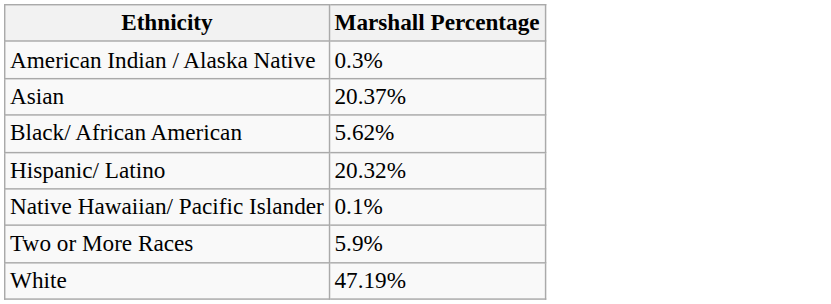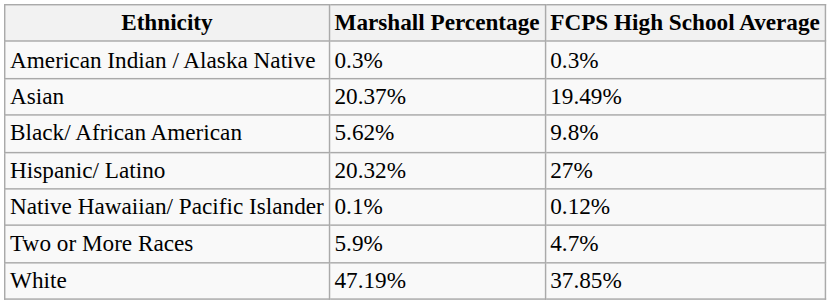+ column: (685, 22)
